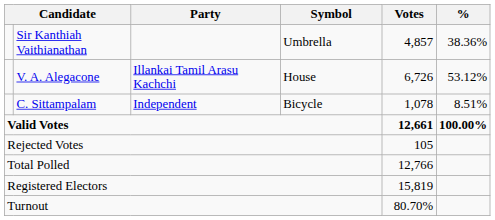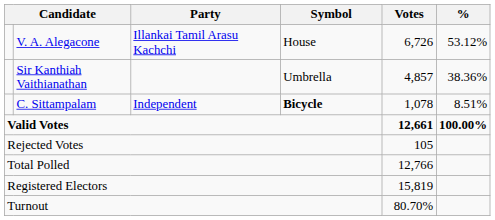rows swapped: (58, 76) <-> (52, 42)
(303, 104) normal -> (303, 104) bold
